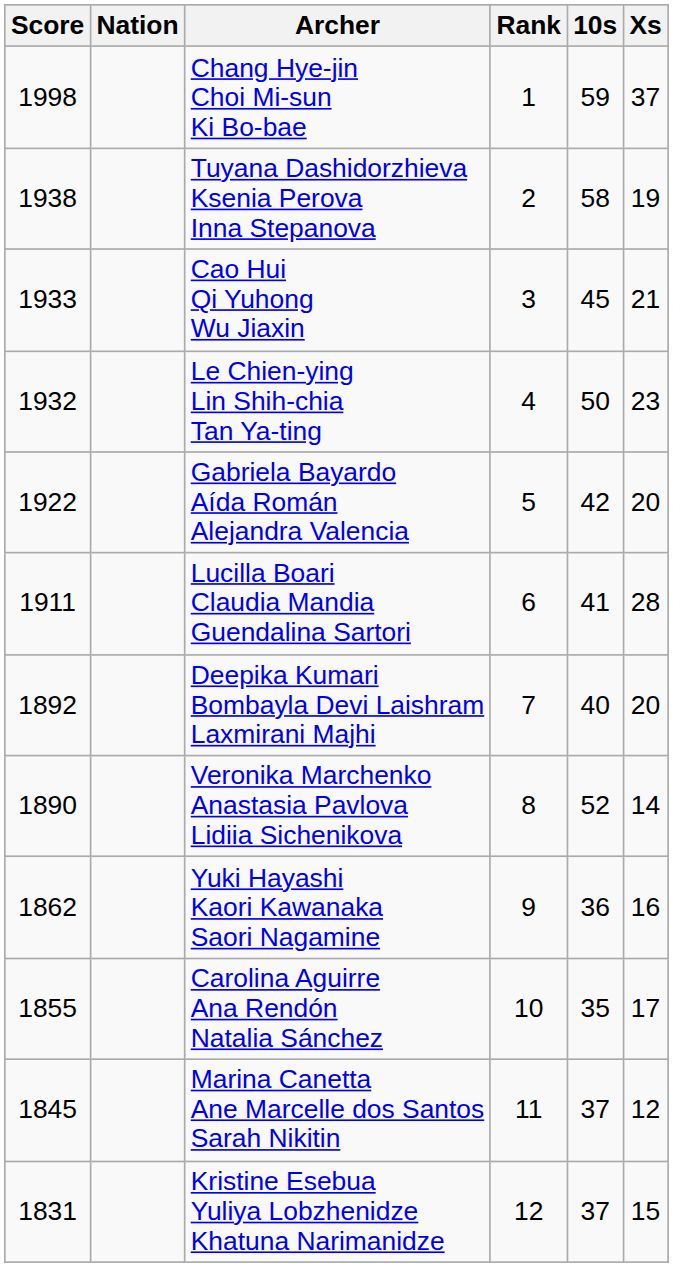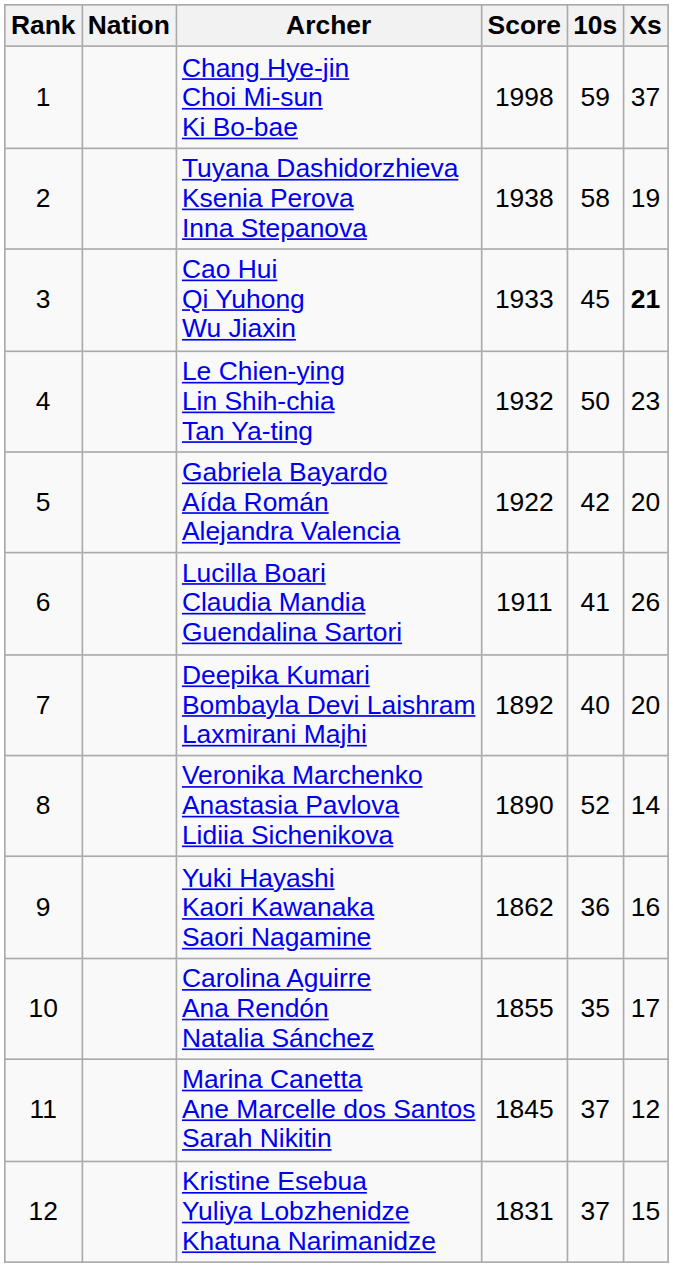columns swapped: (529, 25) <-> (48, 25)
(646, 299) normal -> (646, 299) bold
(646, 603) 28 -> (646, 603) 26
